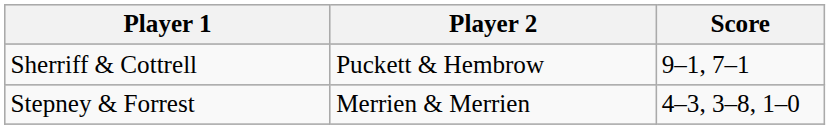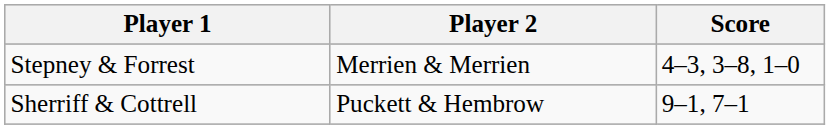rows swapped: (104, 64) <-> (103, 104)
